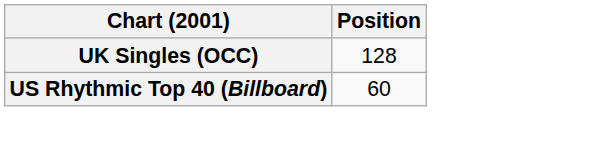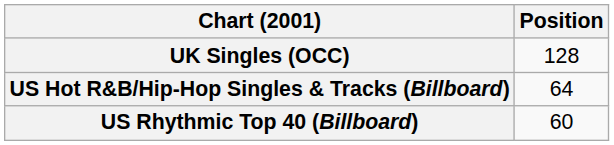+ row: (260, 88)
